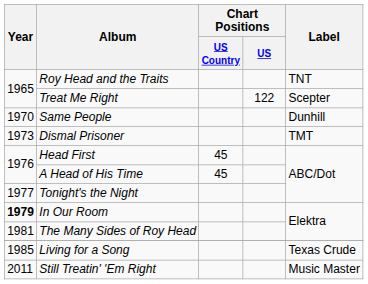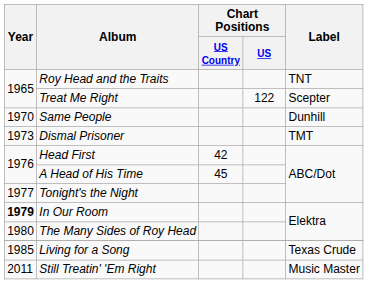(221, 155) 45 -> (221, 155) 42
(20, 231) 1981 -> (20, 231) 1980
